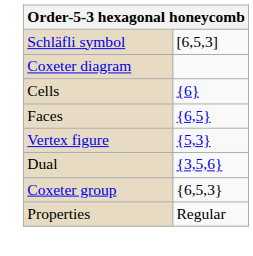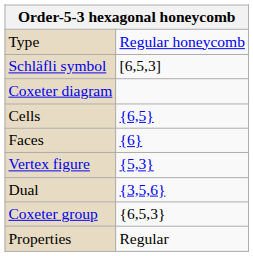+ row: (24, 41)
(188, 91) {6} -> (137, 115) {6,5}
(194, 115) {6,5} -> (131, 140) {6}
